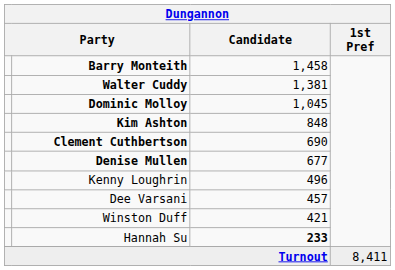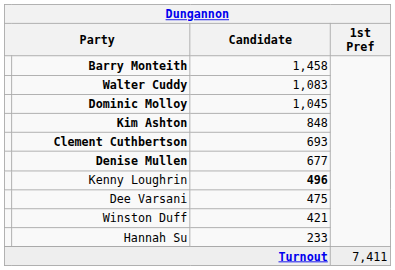(310, 85) 1,381 -> (310, 85) 1,083
(317, 142) 690 -> (317, 142) 693
(317, 180) normal -> (317, 180) bold
(317, 199) 457 -> (317, 199) 475
(317, 237) bold -> (317, 237) normal
(370, 256) 8,411 -> (370, 256) 7,411
